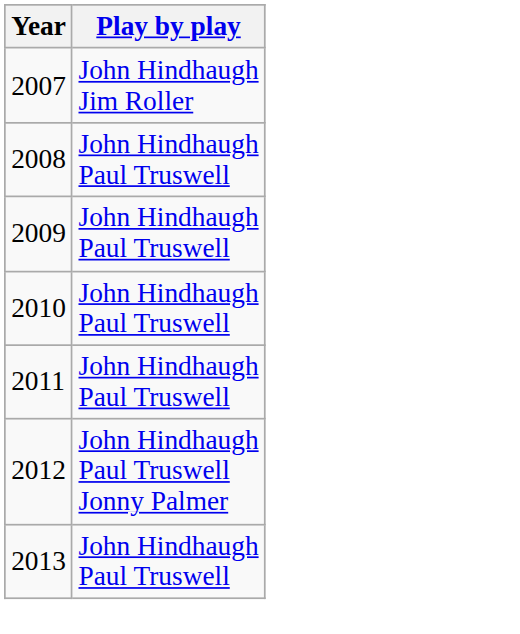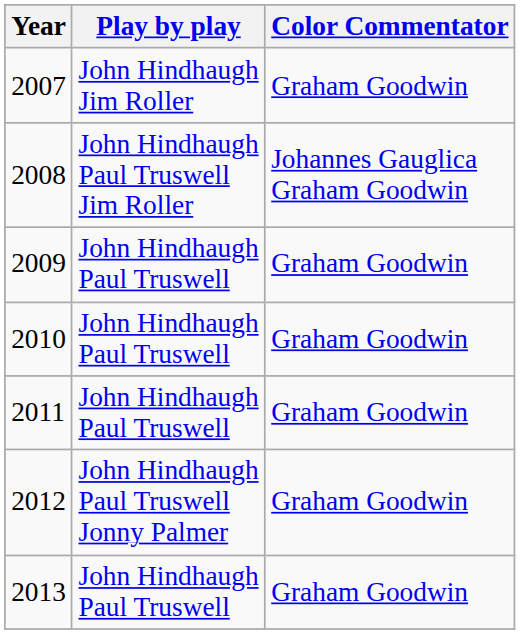+ column: (390, 26)
(169, 159) John Hindhaugh Paul Truswell -> (169, 174) John Hindhaugh Paul Truswell Jim Roller
